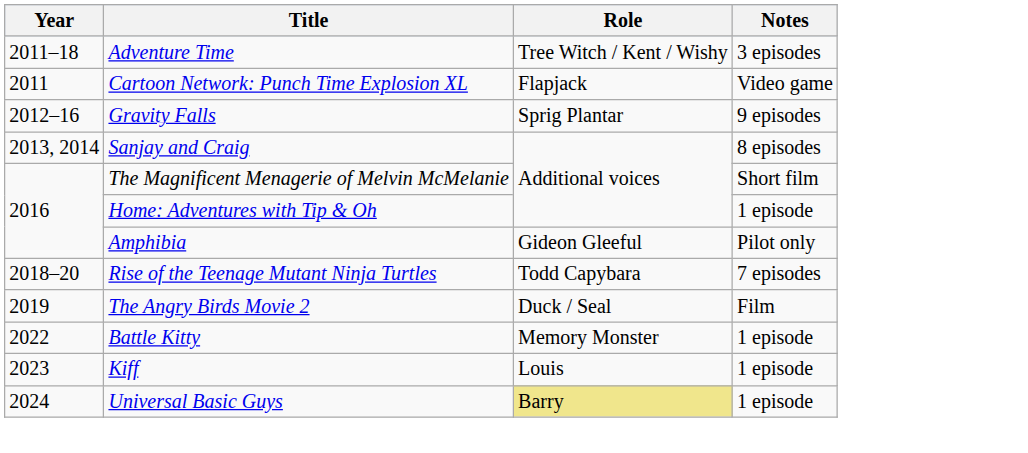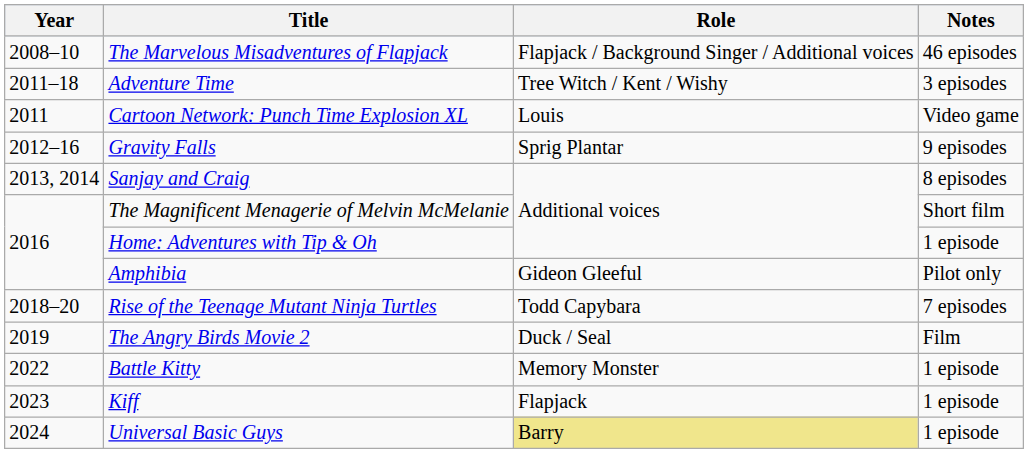+ row: (278, 52)
(553, 83) Flapjack -> (541, 115) Louis
(541, 369) Louis -> (553, 400) Flapjack
